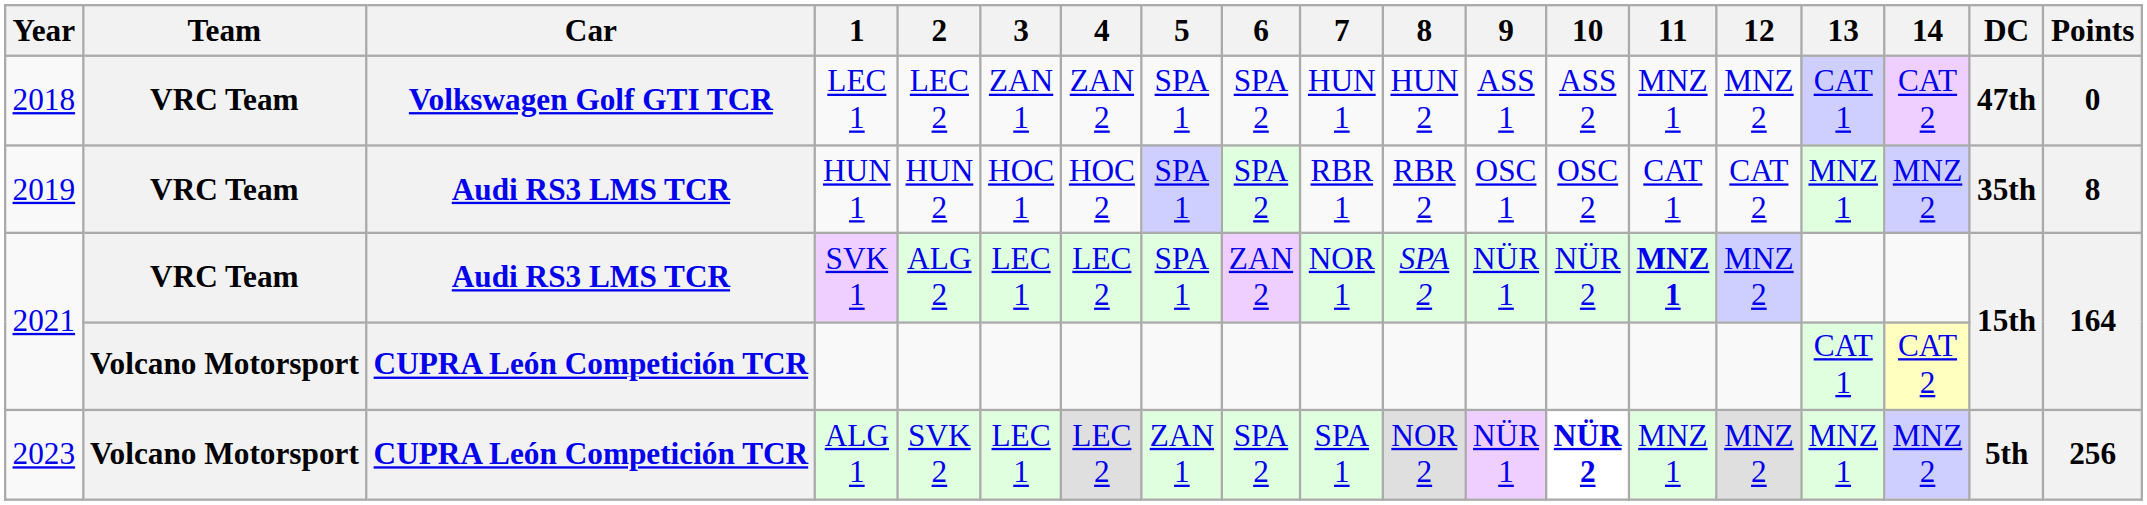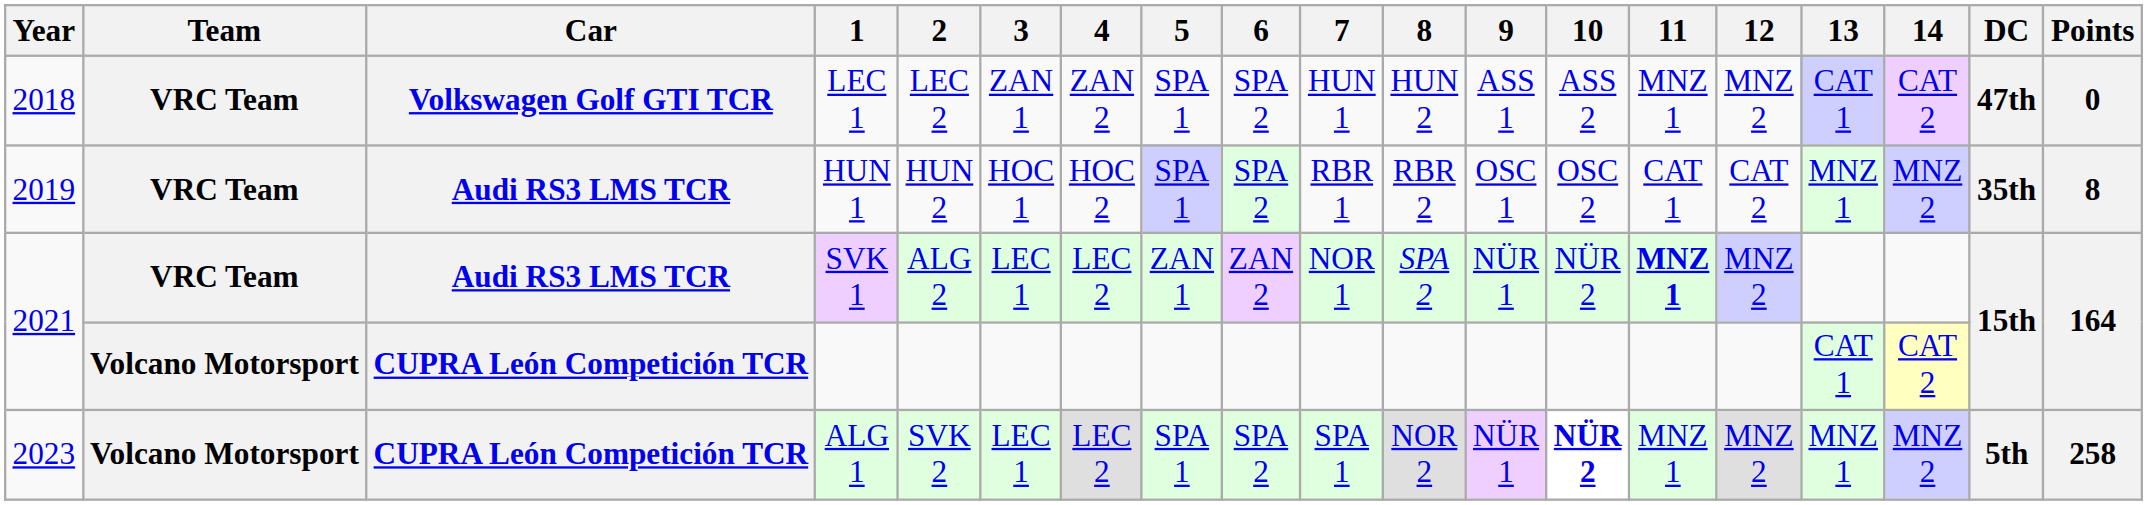(1182, 276) SPA 1 -> (1182, 276) ZAN 1
(1182, 453) ZAN 1 -> (1182, 453) SPA 1
(2093, 453) 256 -> (2093, 453) 258
